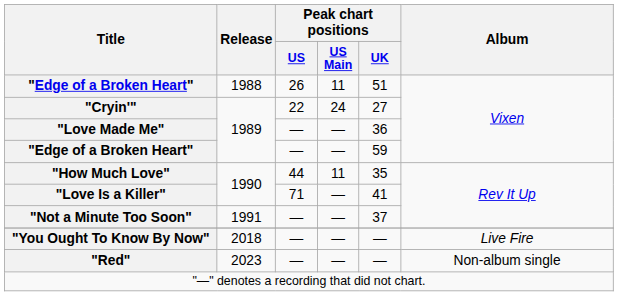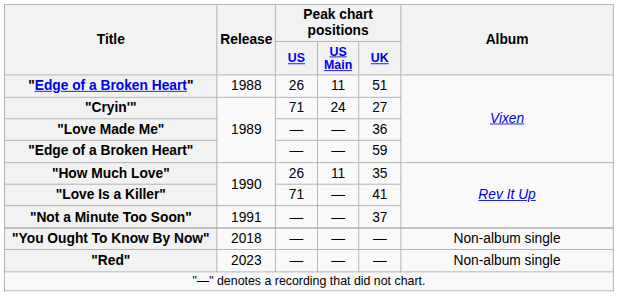(296, 107) 22 -> (296, 107) 71
(296, 173) 44 -> (296, 173) 26
(507, 238) Live Fire -> (507, 238) Non-album single
